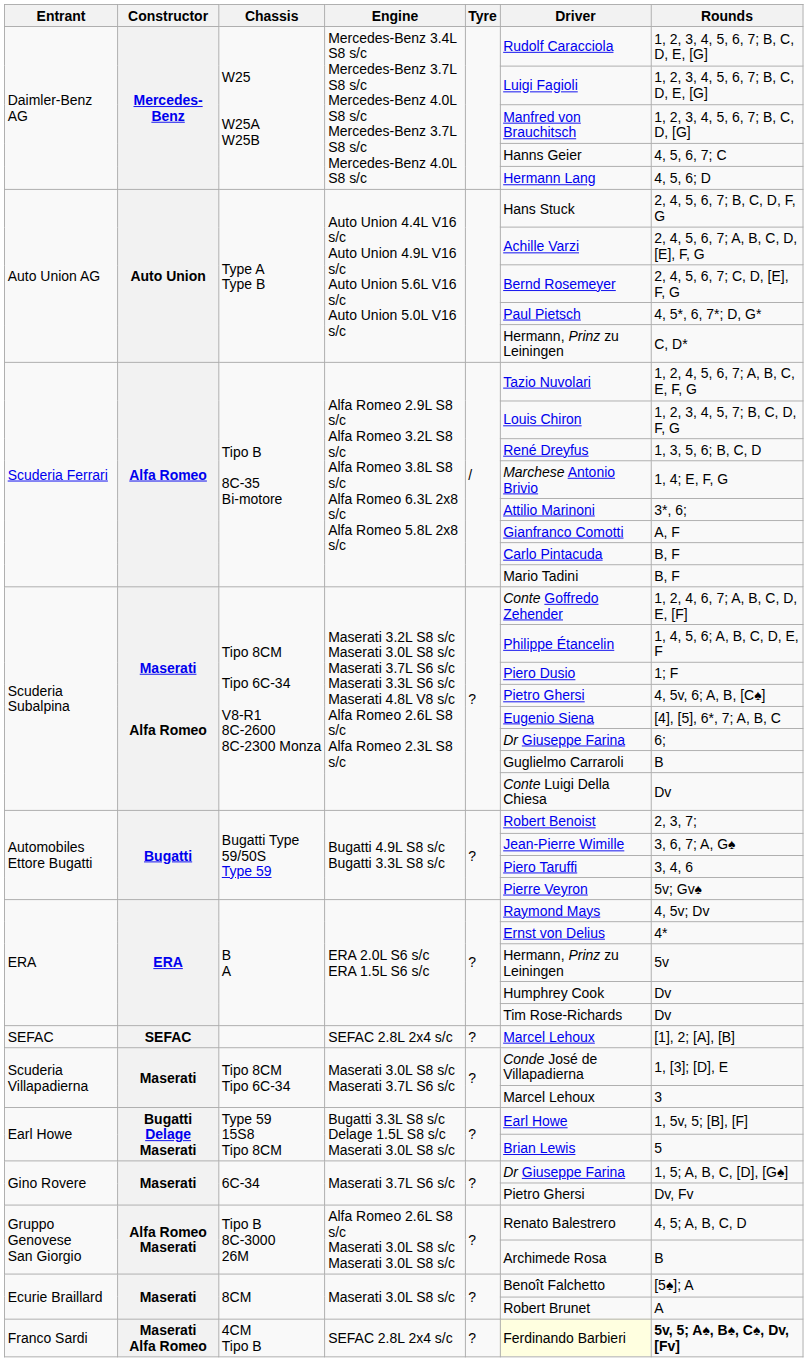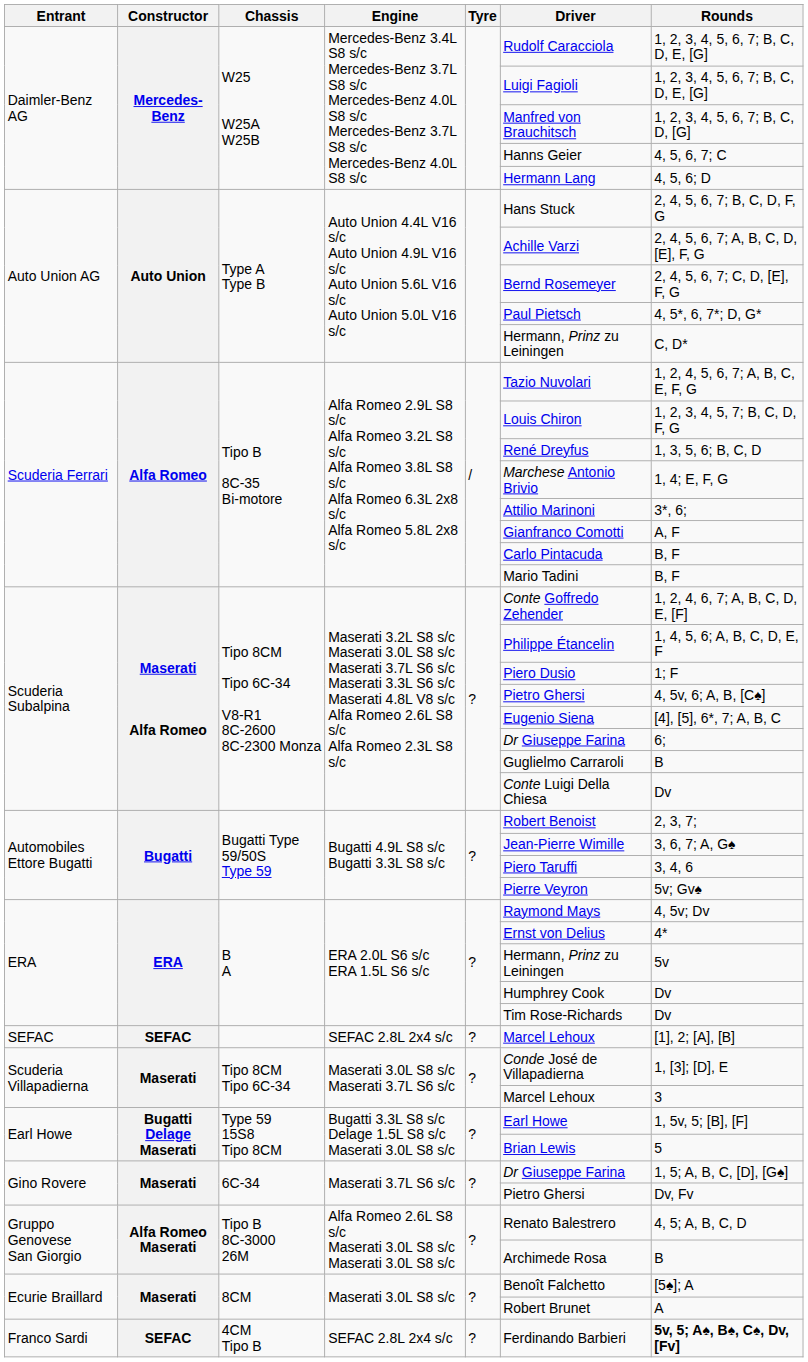(168, 1338) Maserati Alfa Romeo -> (168, 1338) SEFAC
(565, 1338) lightyellow background -> (565, 1338) no background
